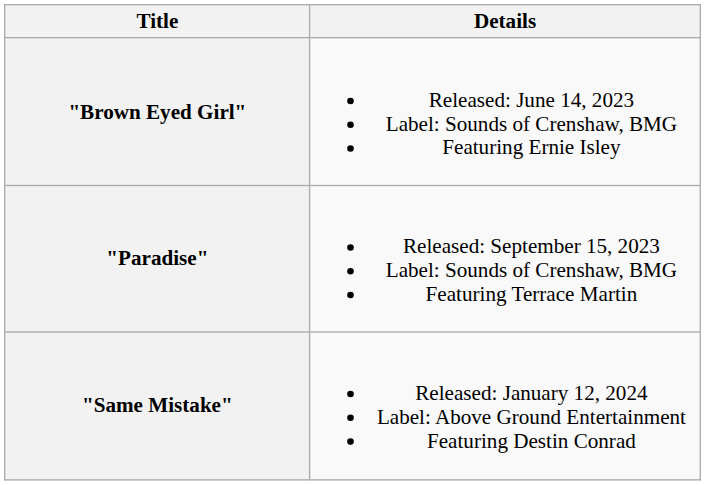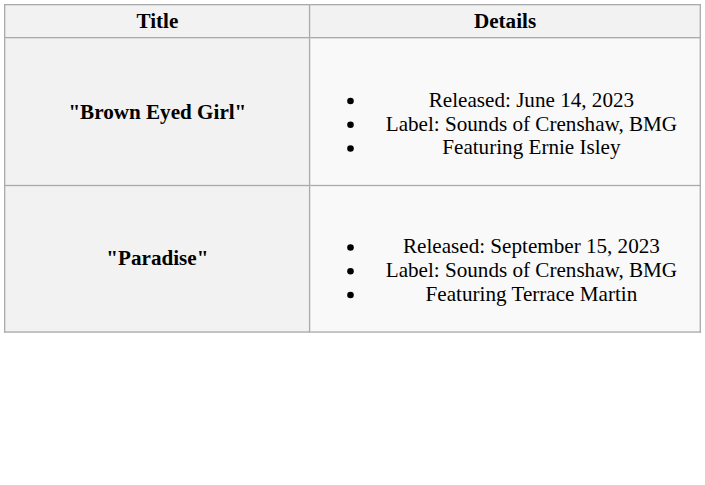- row: (157, 405)
